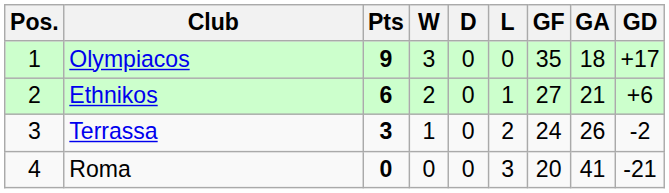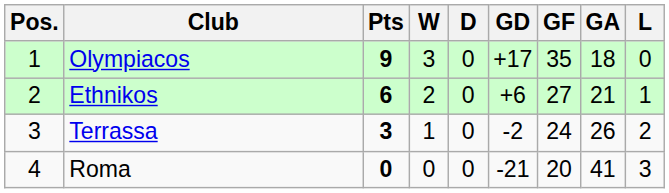columns swapped: (508, 22) <-> (640, 22)
